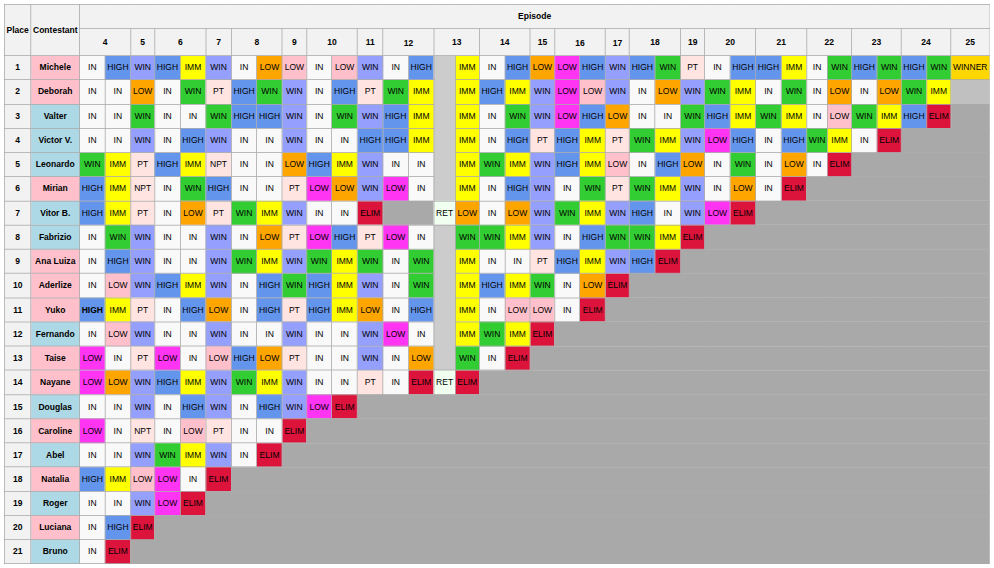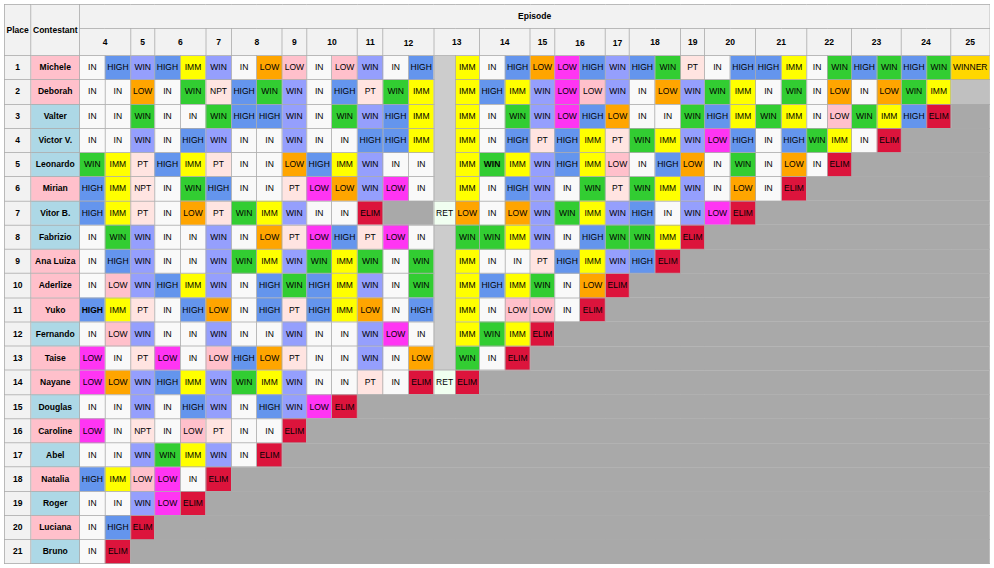(219, 91) PT -> (219, 91) NPT
(219, 164) NPT -> (219, 164) PT
(492, 164) normal -> (492, 164) bold
